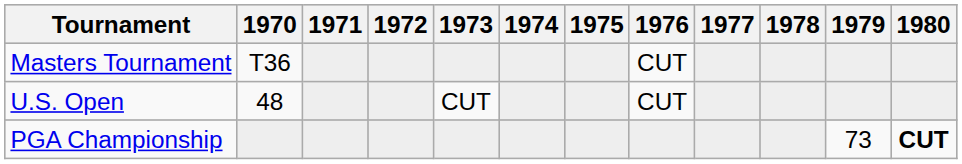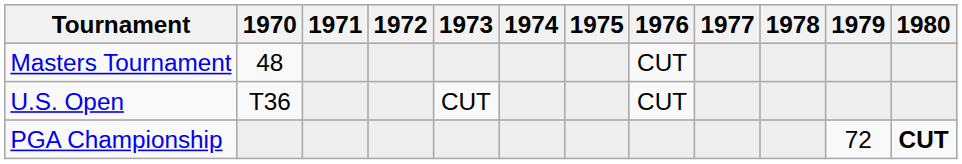(270, 63) T36 -> (270, 63) 48
(270, 101) 48 -> (270, 101) T36
(858, 140) 73 -> (858, 140) 72
